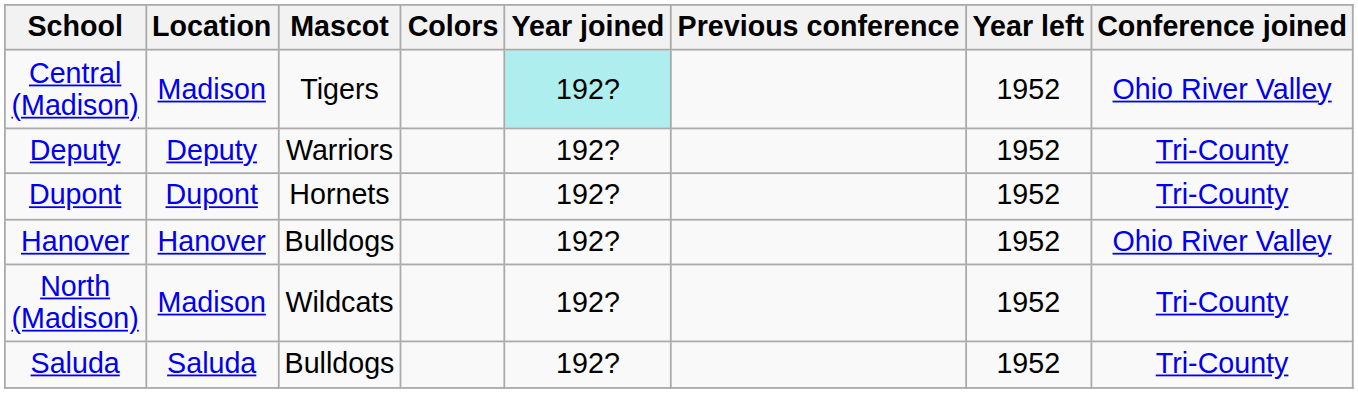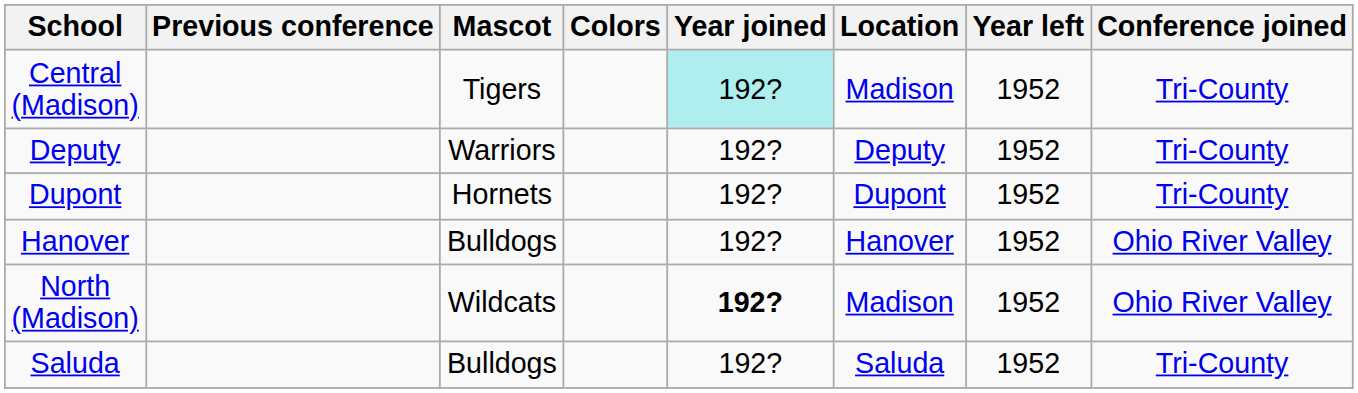columns swapped: (212, 27) <-> (818, 27)
(1222, 88) Ohio River Valley -> (1222, 88) Tri-County
(588, 302) normal -> (750, 302) bold
(1222, 302) Tri-County -> (1222, 302) Ohio River Valley
